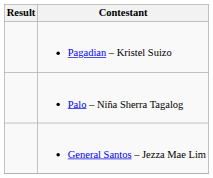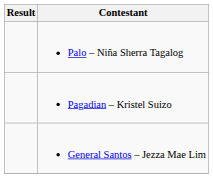rows swapped: (123, 53) <-> (123, 104)
